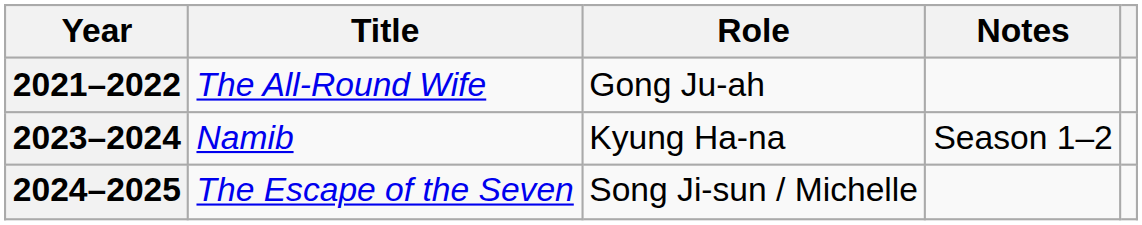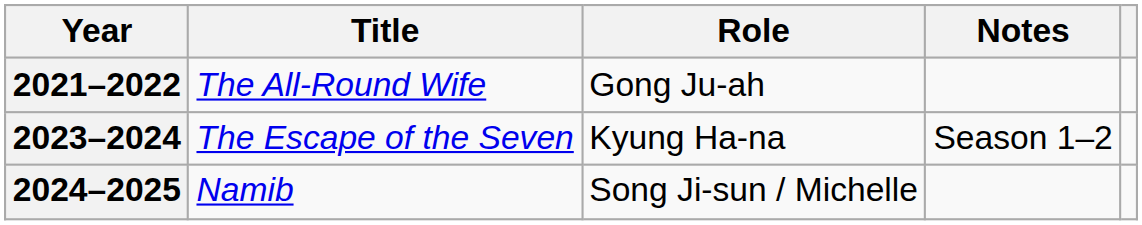(245, 137) Namib -> (385, 137) The Escape of the Seven
(385, 191) The Escape of the Seven -> (245, 191) Namib
